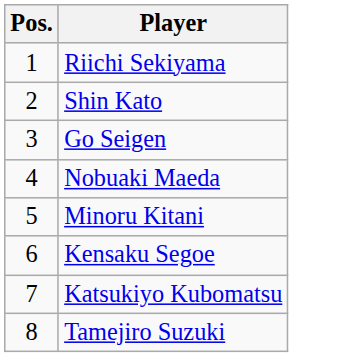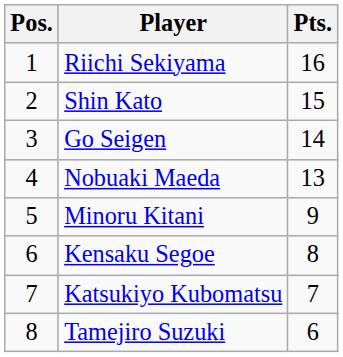+ column: (313, 23)
